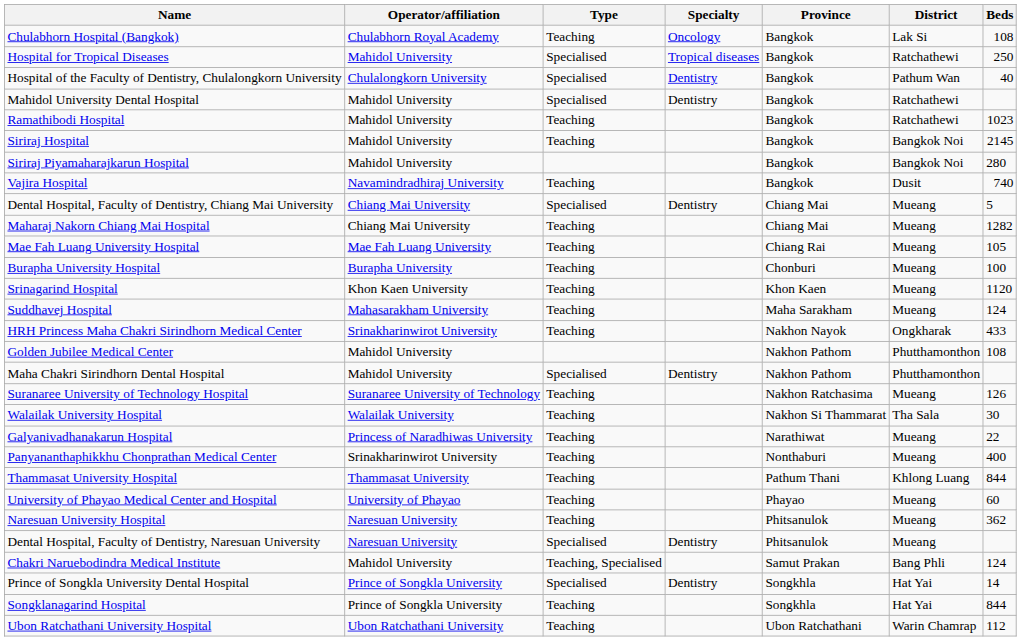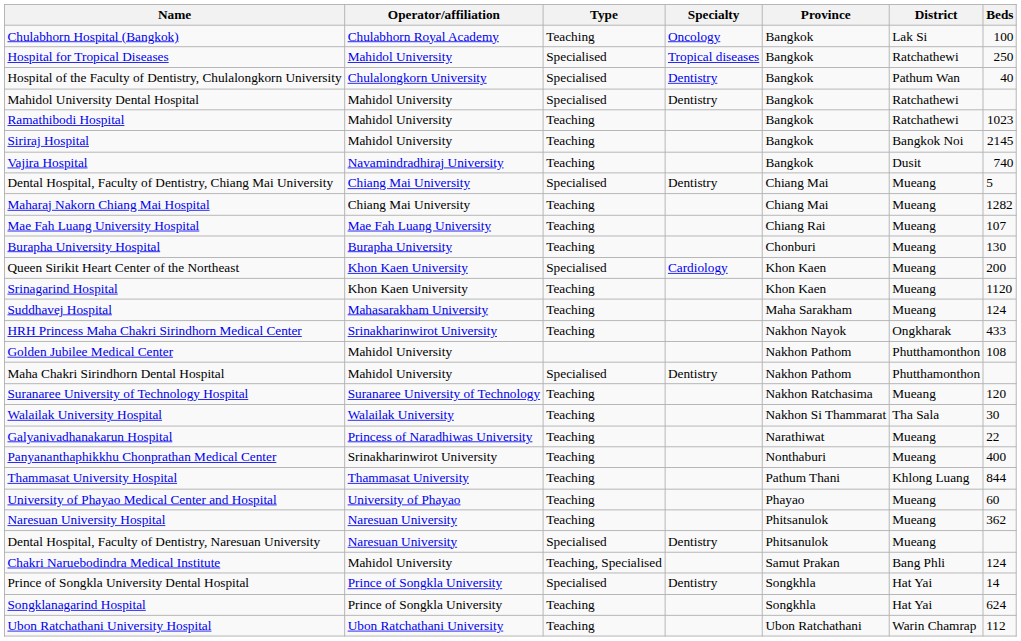(1004, 36) 108 -> (1004, 36) 100
- row: (98, 162)
(996, 246) 105 -> (996, 225) 107
(996, 267) 100 -> (996, 246) 130
+ row: (123, 267)
(996, 394) 126 -> (996, 394) 120
(996, 604) 844 -> (996, 604) 624
